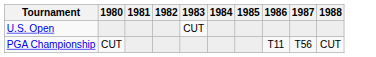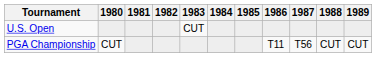+ column: (358, 13)
